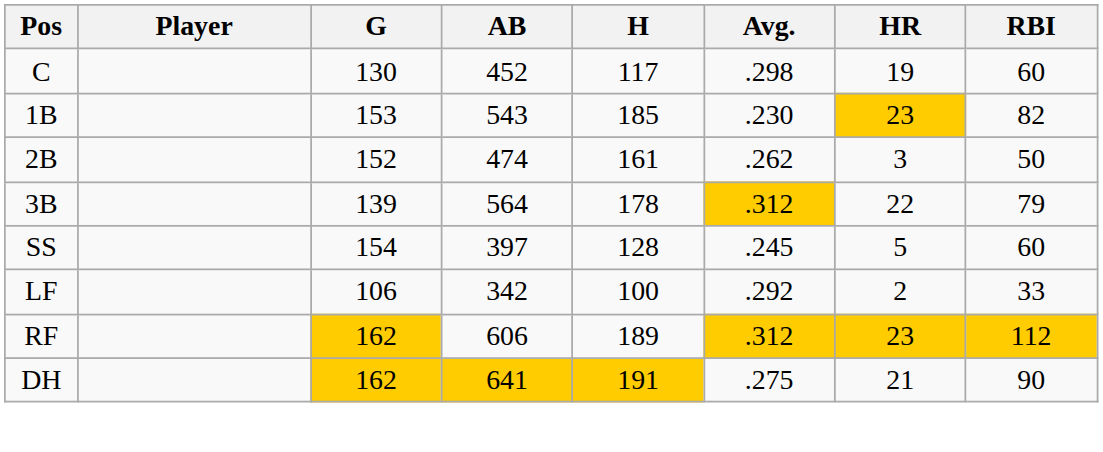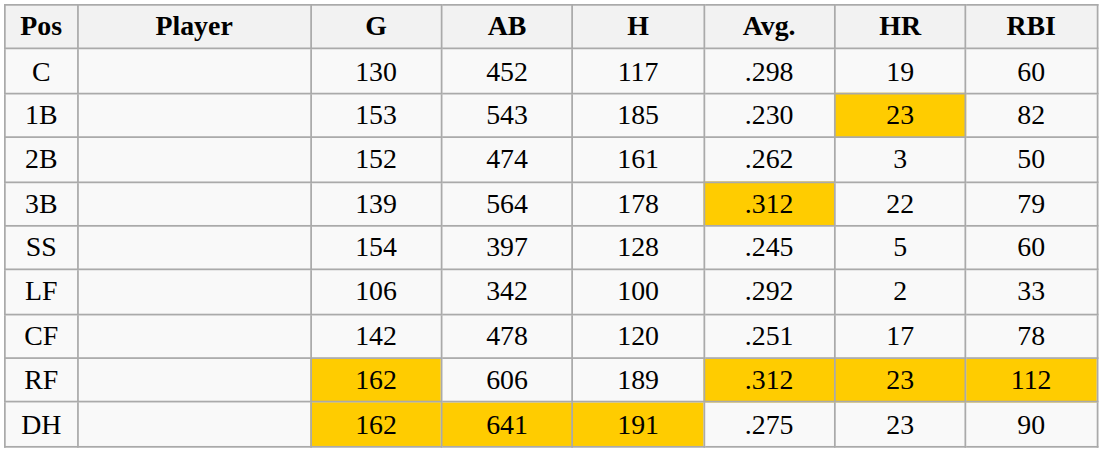+ row: (41, 335)
(900, 379) 21 -> (900, 423) 23
